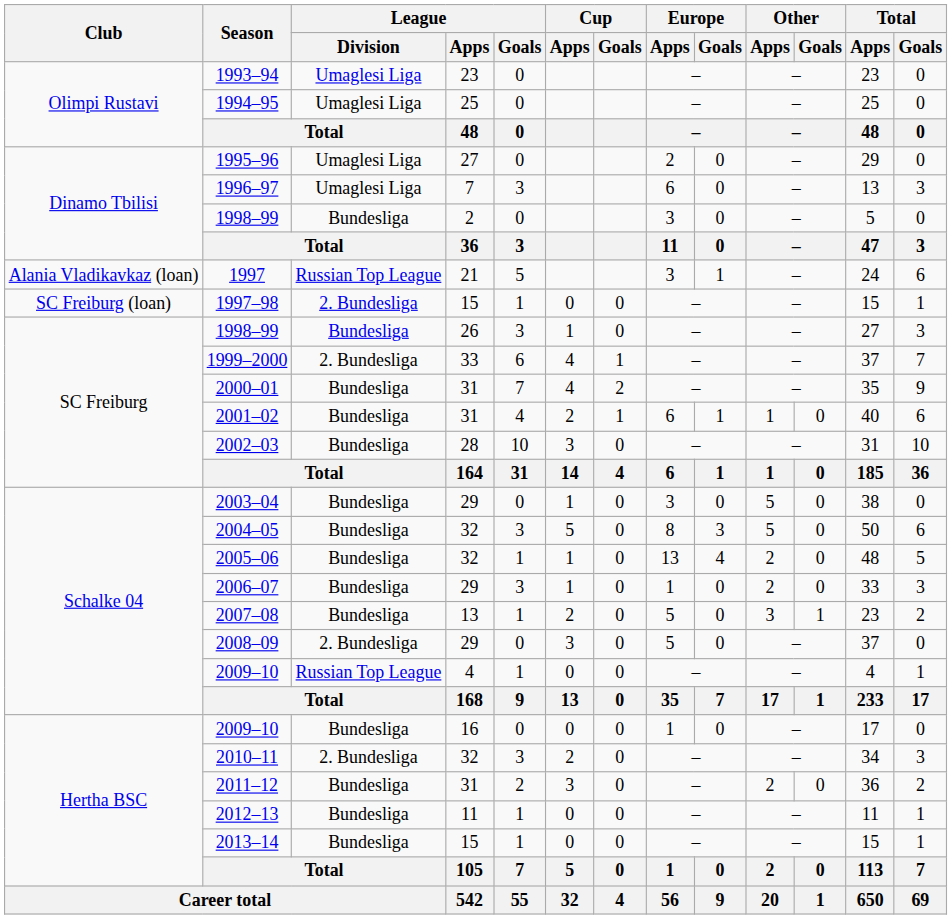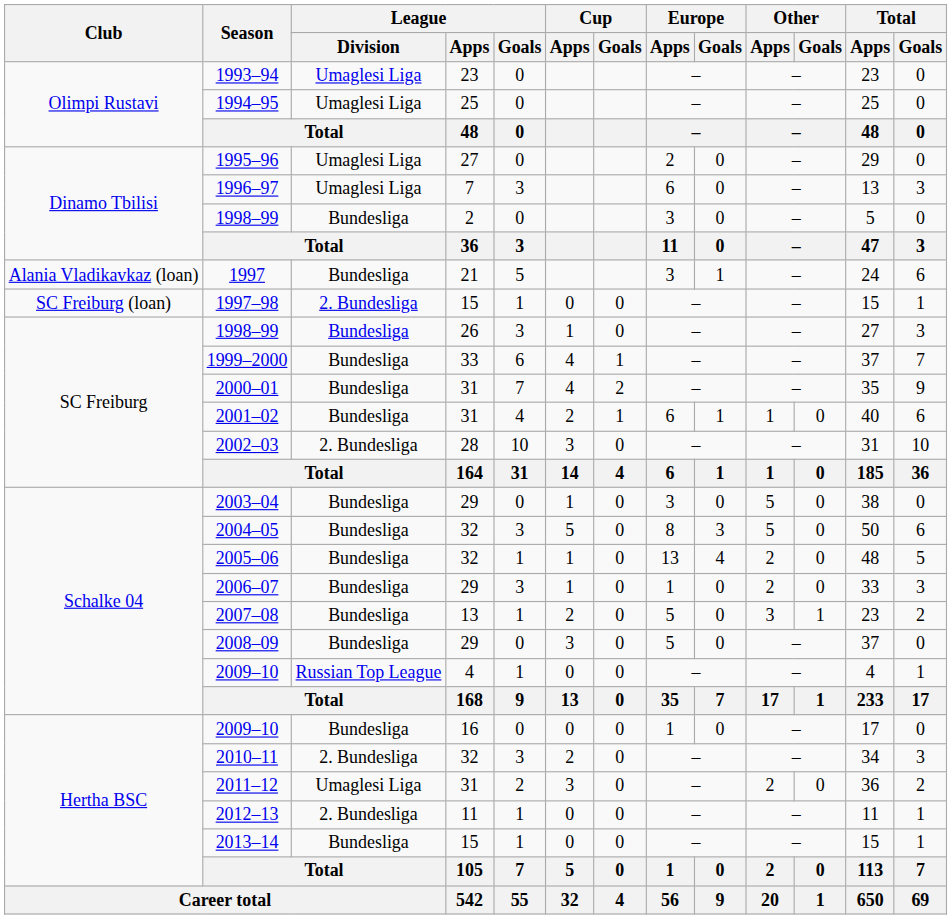(368, 274) Russian Top League -> (368, 274) Bundesliga
(368, 359) 2. Bundesliga -> (368, 359) Bundesliga
(368, 445) Bundesliga -> (368, 445) 2. Bundesliga
(368, 643) 2. Bundesliga -> (368, 643) Bundesliga
(368, 786) Bundesliga -> (368, 786) Umaglesi Liga
(368, 814) Bundesliga -> (368, 814) 2. Bundesliga
